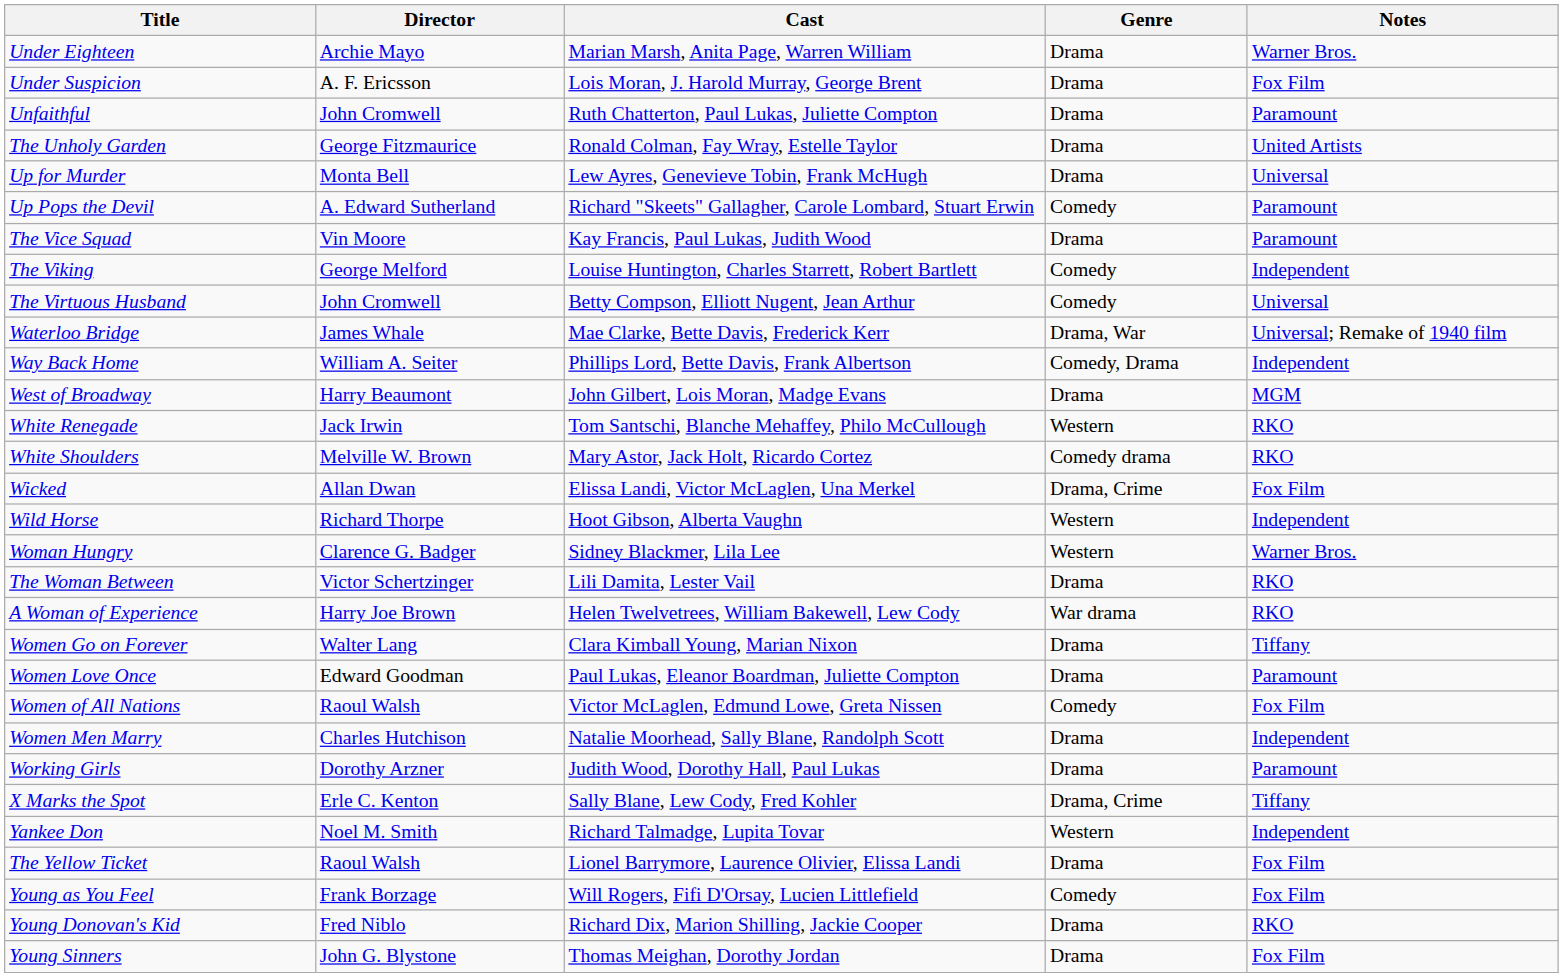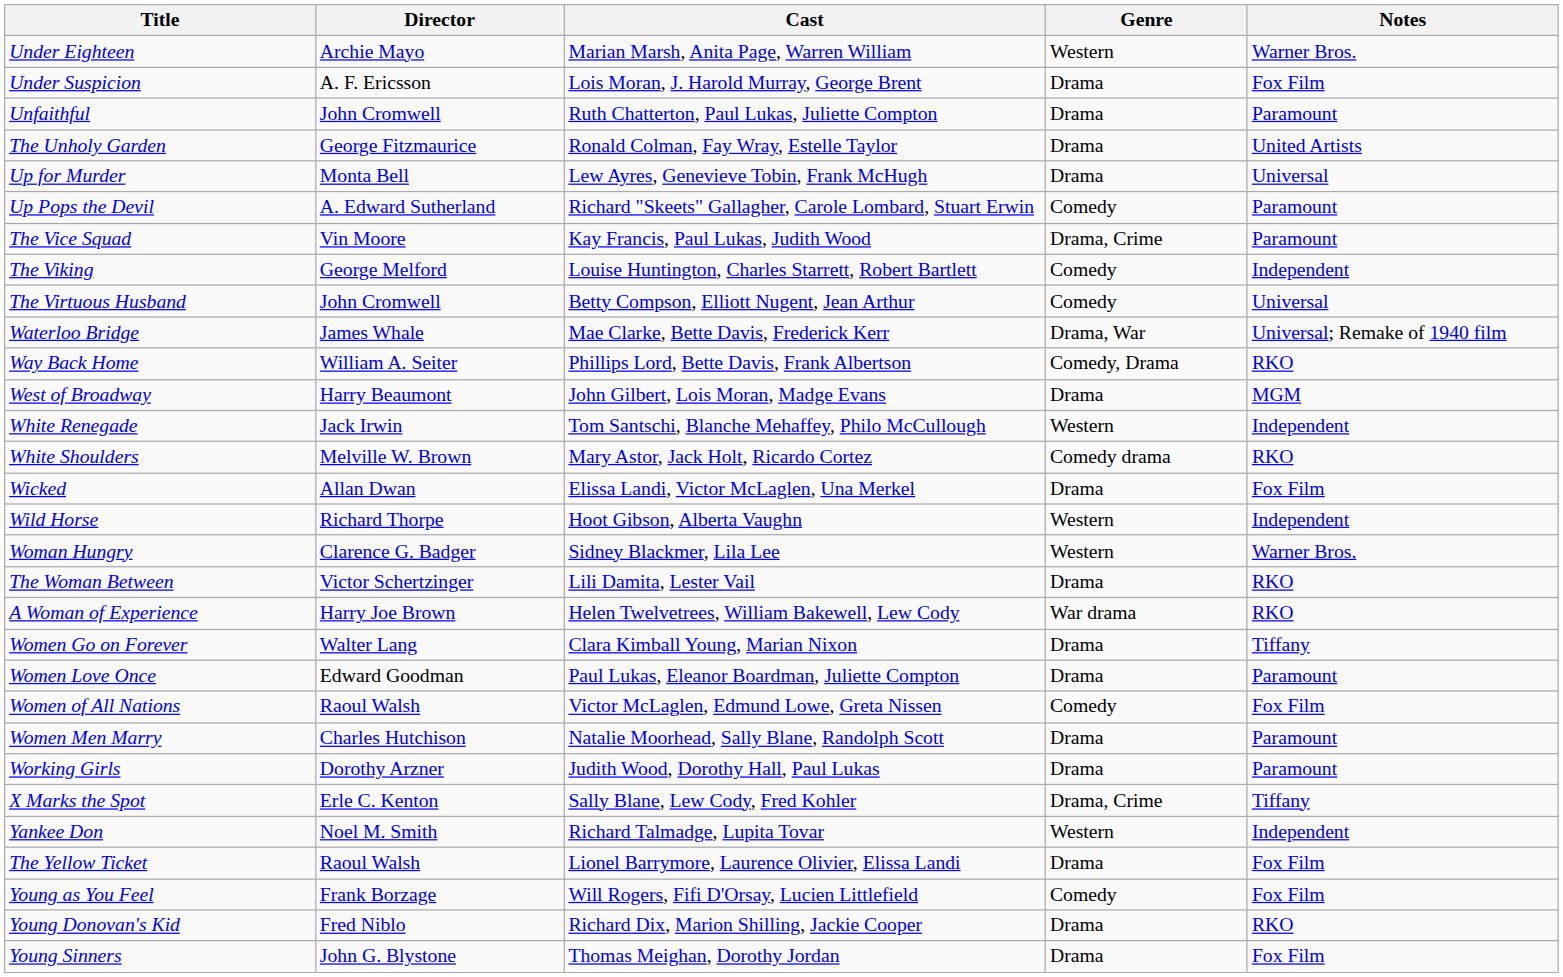(1077, 51) Drama -> (1082, 51) Western
(1077, 238) Drama -> (1106, 238) Drama, Crime
(1301, 363) Independent -> (1273, 363) RKO
(1273, 425) RKO -> (1301, 425) Independent
(1106, 488) Drama, Crime -> (1077, 488) Drama
(1301, 737) Independent -> (1295, 737) Paramount
